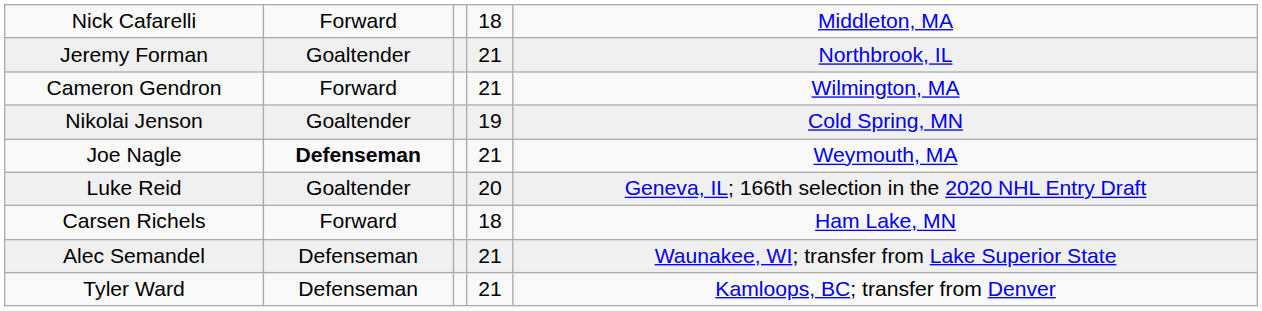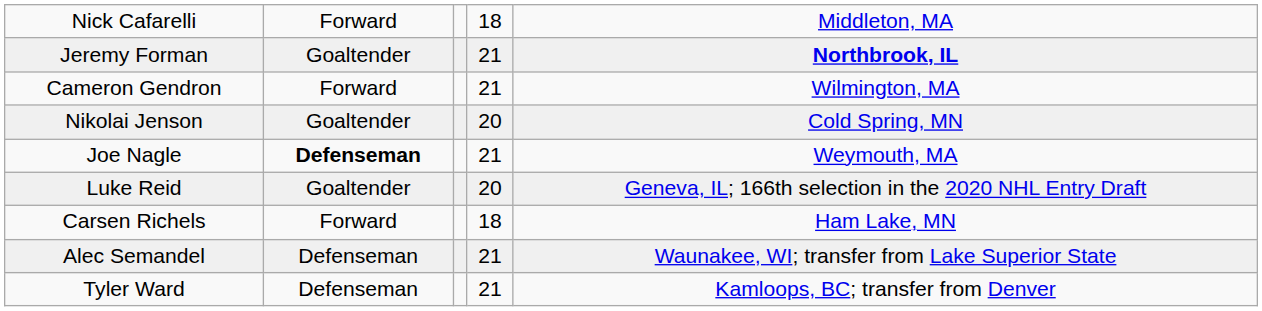(886, 54) normal -> (886, 54) bold
(490, 121) 19 -> (490, 121) 20
